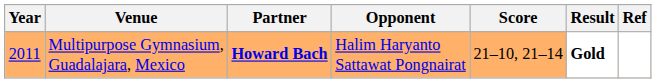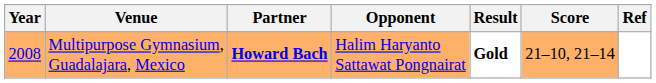columns swapped: (518, 18) <-> (593, 18)
(25, 54) 2011 -> (25, 54) 2008
